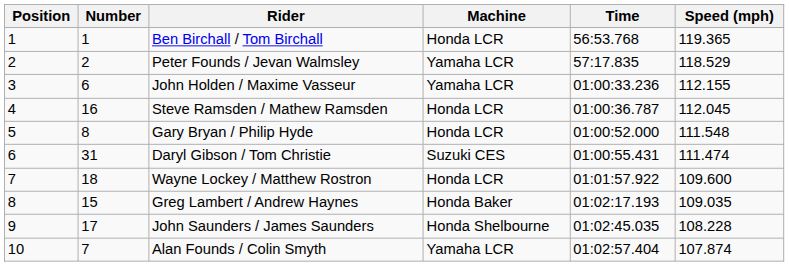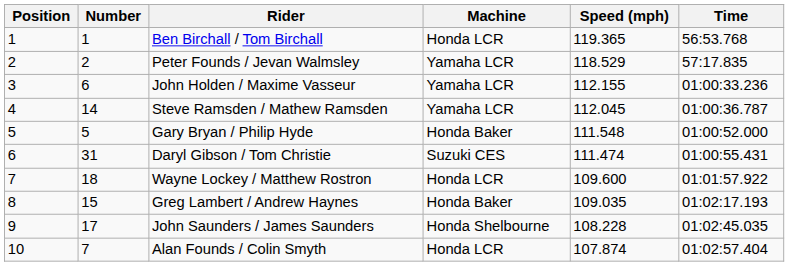columns swapped: (622, 16) <-> (729, 16)
(89, 109) 16 -> (89, 109) 14
(465, 109) Honda LCR -> (470, 109) Yamaha LCR
(85, 132) 8 -> (85, 132) 5
(465, 132) Honda LCR -> (470, 132) Honda Baker
(470, 249) Yamaha LCR -> (465, 249) Honda LCR
